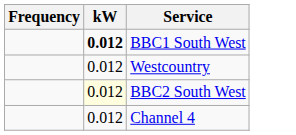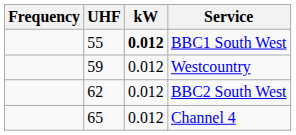+ column: (104, 17)
(105, 92) lightyellow background -> (146, 92) no background
